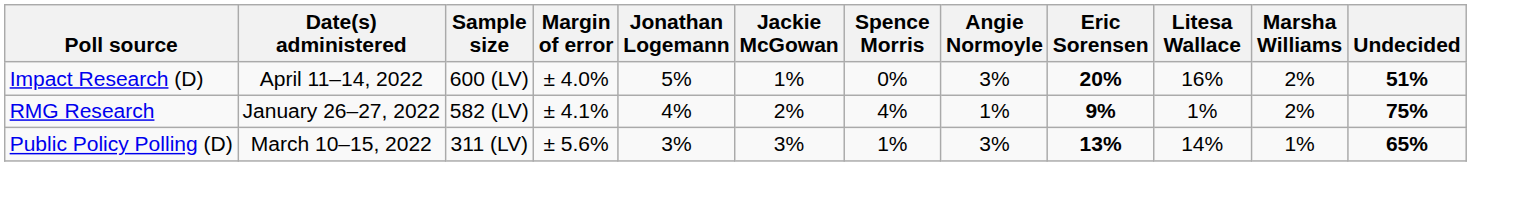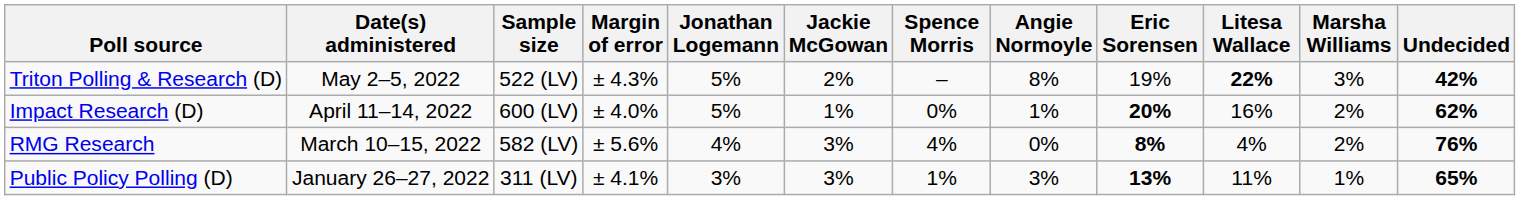+ row: (146, 78)
(994, 78) 3% -> (1044, 112) 1%
(1407, 78) 51% -> (1456, 112) 62%
(341, 112) January 26–27, 2022 -> (391, 145) March 10–15, 2022
(576, 112) ± 4.1% -> (626, 145) ± 5.6%
(789, 112) 2% -> (838, 145) 3%
(994, 112) 1% -> (1044, 145) 0%
(1101, 112) 9% -> (1150, 145) 8%
(1202, 112) 1% -> (1252, 145) 4%
(1407, 112) 75% -> (1456, 145) 76%
(341, 145) March 10–15, 2022 -> (391, 178) January 26–27, 2022
(576, 145) ± 5.6% -> (626, 178) ± 4.1%
(1202, 145) 14% -> (1252, 178) 11%
